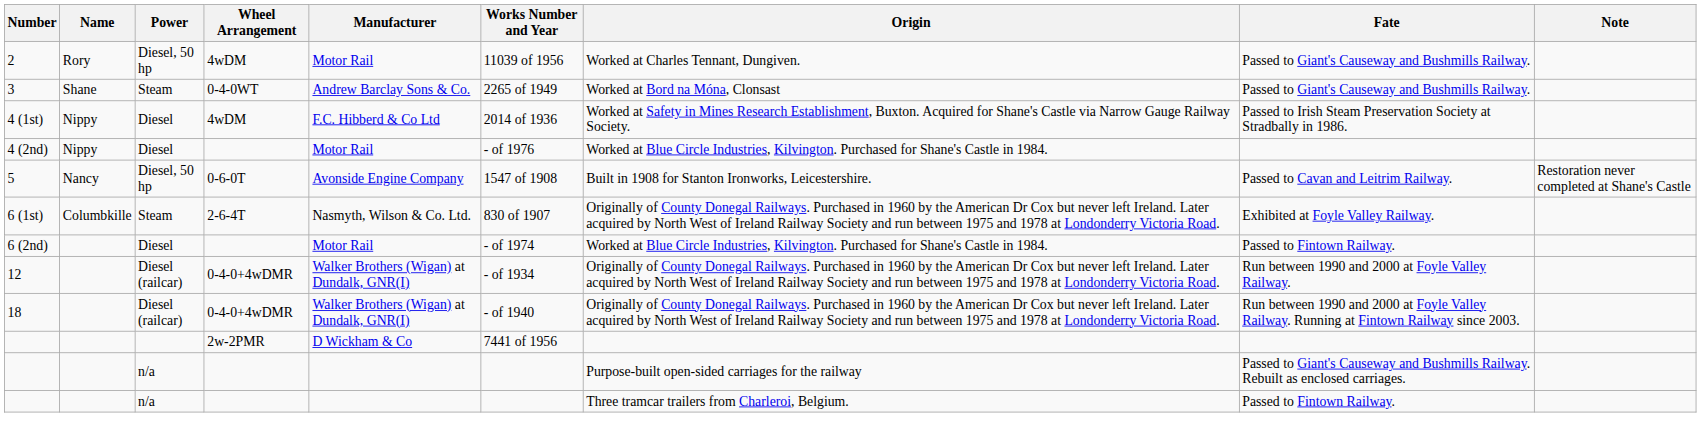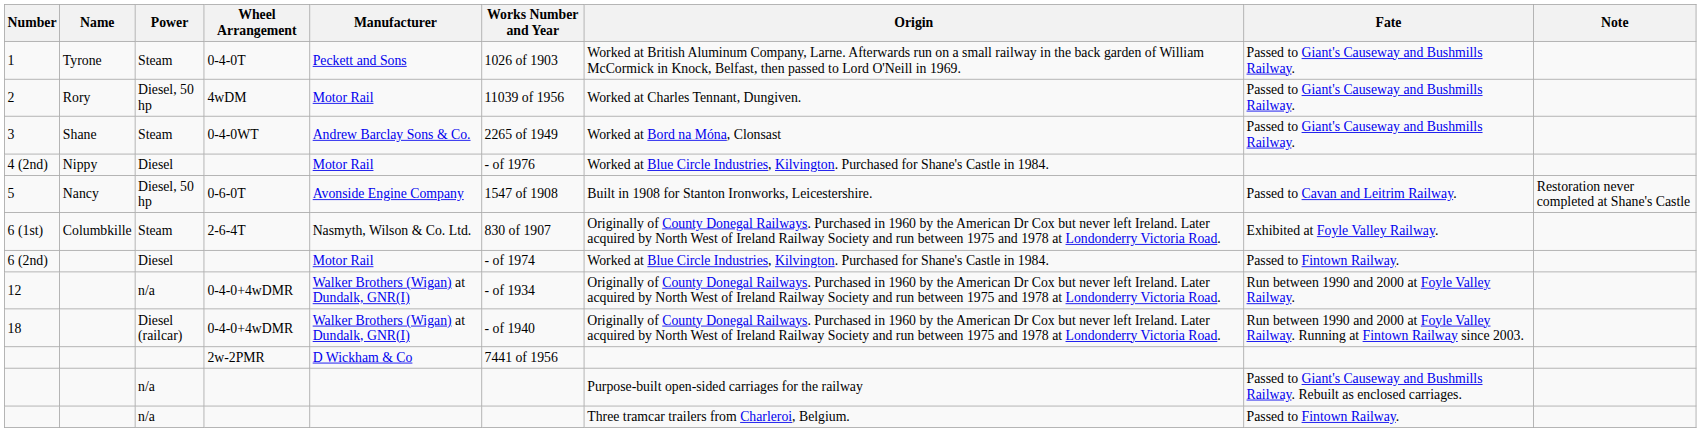+ row: (11, 60)
- row: (25, 119)
(160, 275) Diesel (railcar) -> (146, 290) n/a
